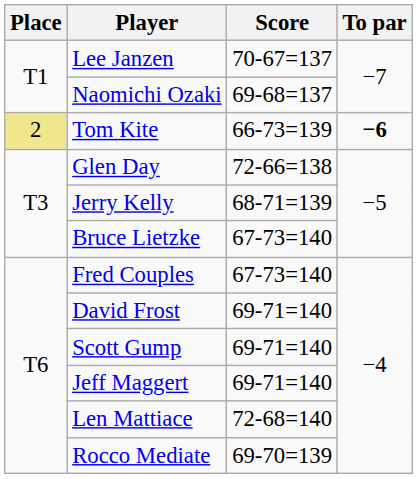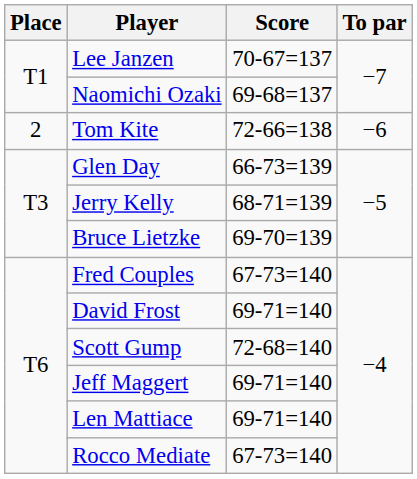(36, 130) khaki background -> (36, 130) no background
(282, 130) 66-73=139 -> (282, 130) 72-66=138
(375, 130) bold -> (375, 130) normal
(282, 166) 72-66=138 -> (282, 166) 66-73=139
(282, 238) 67-73=140 -> (282, 238) 69-70=139
(282, 346) 69-71=140 -> (282, 346) 72-68=140
(282, 418) 72-68=140 -> (282, 418) 69-71=140
(282, 454) 69-70=139 -> (282, 454) 67-73=140
